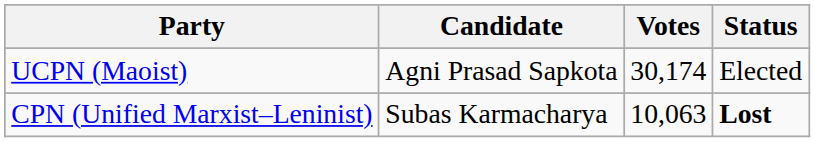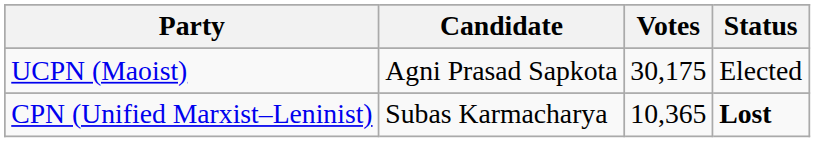(668, 70) 30,174 -> (668, 70) 30,175
(668, 114) 10,063 -> (668, 114) 10,365
